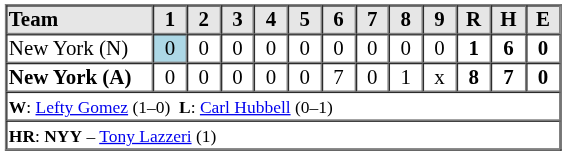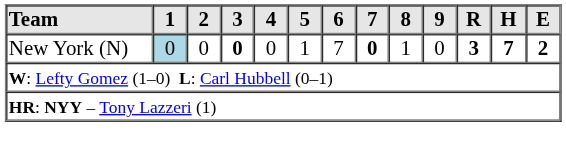(237, 48) normal -> (237, 48) bold
(305, 48) 0 -> (305, 48) 1
(338, 48) 0 -> (338, 48) 7
(372, 48) normal -> (372, 48) bold
(406, 48) 0 -> (406, 48) 1
(474, 48) 1 -> (474, 48) 3
(508, 48) 6 -> (508, 48) 7
(543, 48) 0 -> (543, 48) 2
- row: (70, 77)
